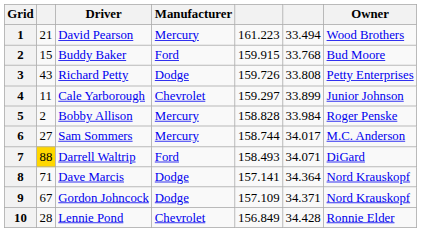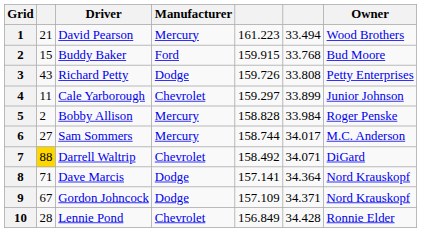(167, 156) Ford -> (180, 156) Chevrolet
(259, 156) 158.493 -> (259, 156) 158.492
